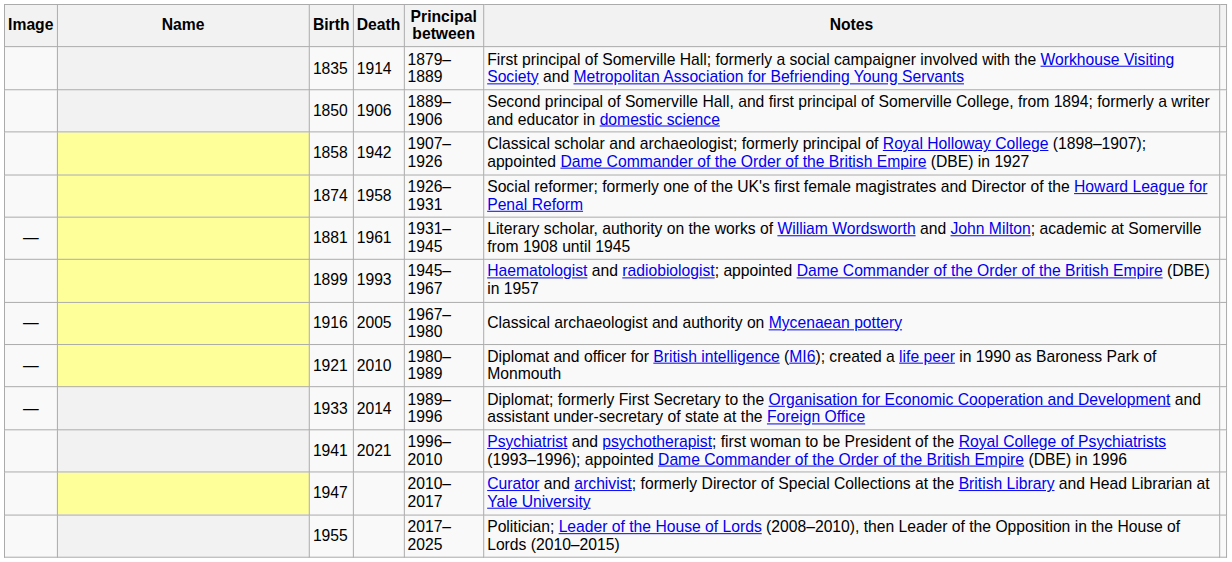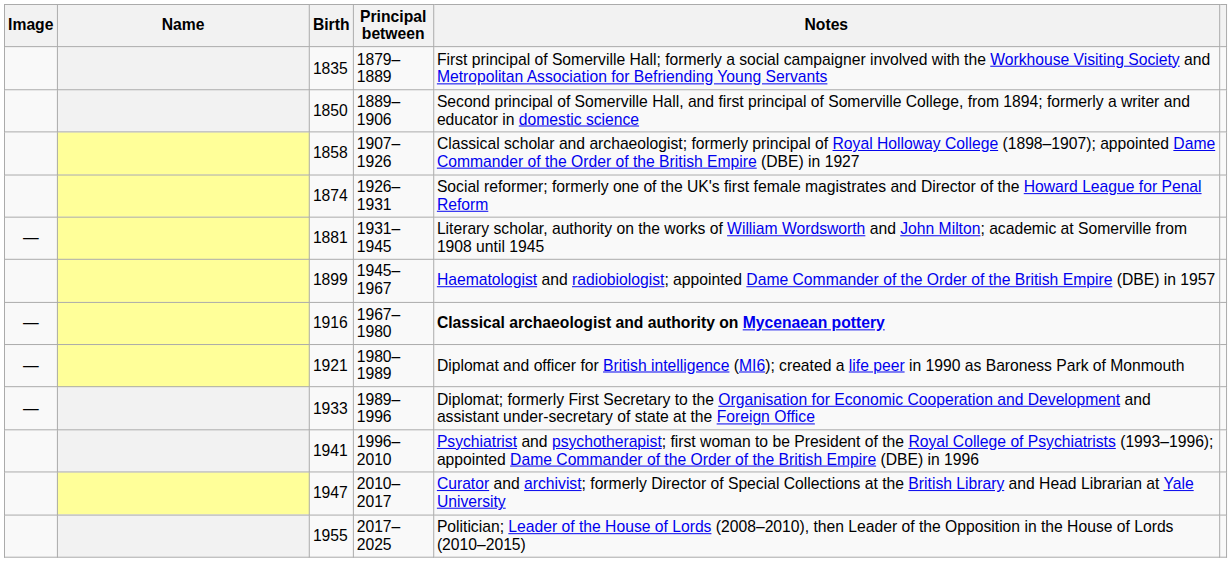- column: (378, 25)
(695, 323) normal -> (661, 323) bold
